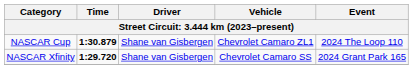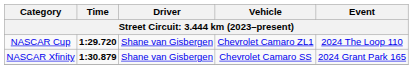(98, 42) 1:30.879 -> (98, 42) 1:29.720
(98, 57) 1:29.720 -> (98, 57) 1:30.879
